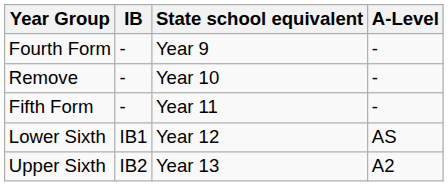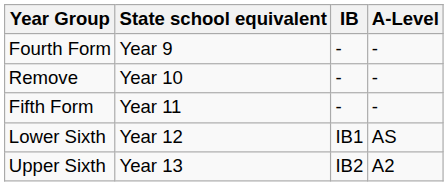columns swapped: (260, 19) <-> (133, 19)
